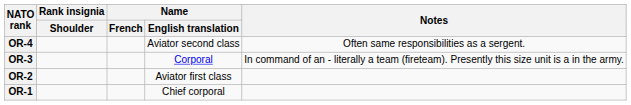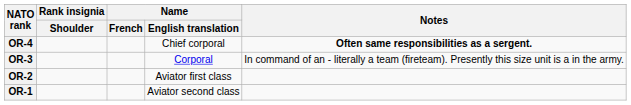(193, 44) Aviator second class -> (193, 44) Chief corporal
(434, 44) normal -> (434, 44) bold
(193, 92) Chief corporal -> (193, 92) Aviator second class
